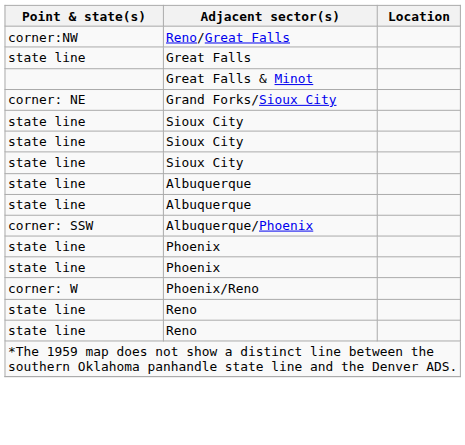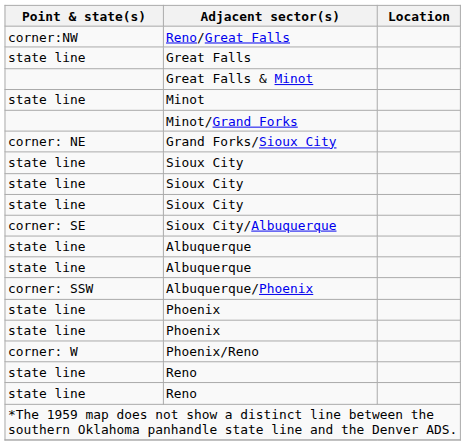+ row: (47, 100)
+ row: (84, 121)
+ row: (47, 226)
